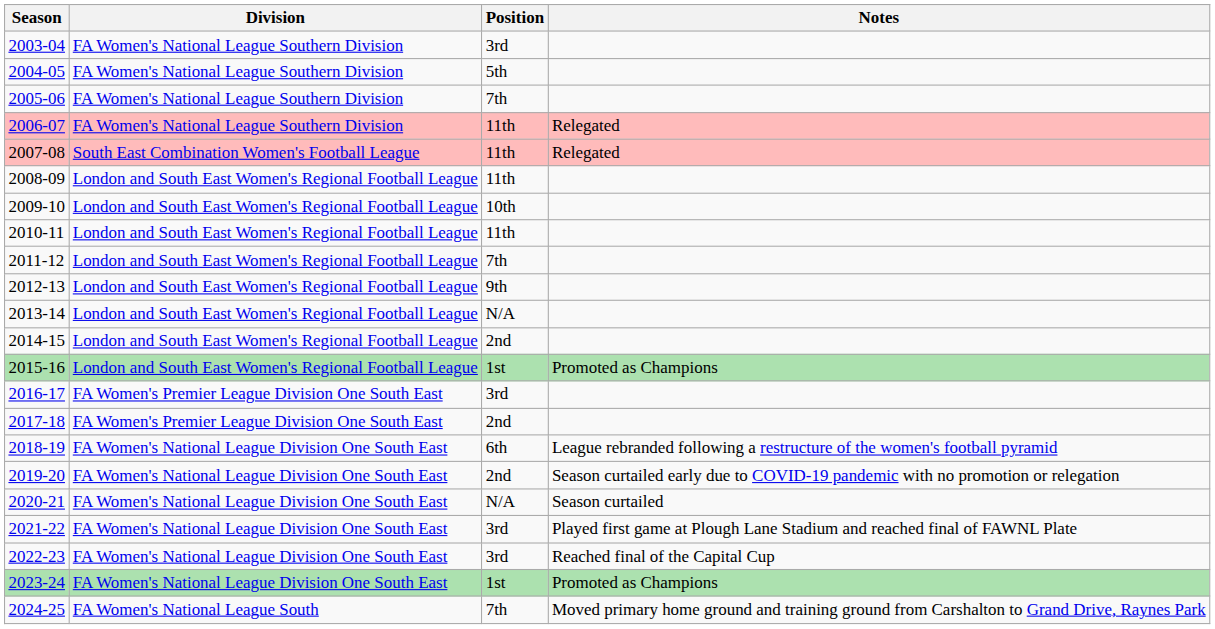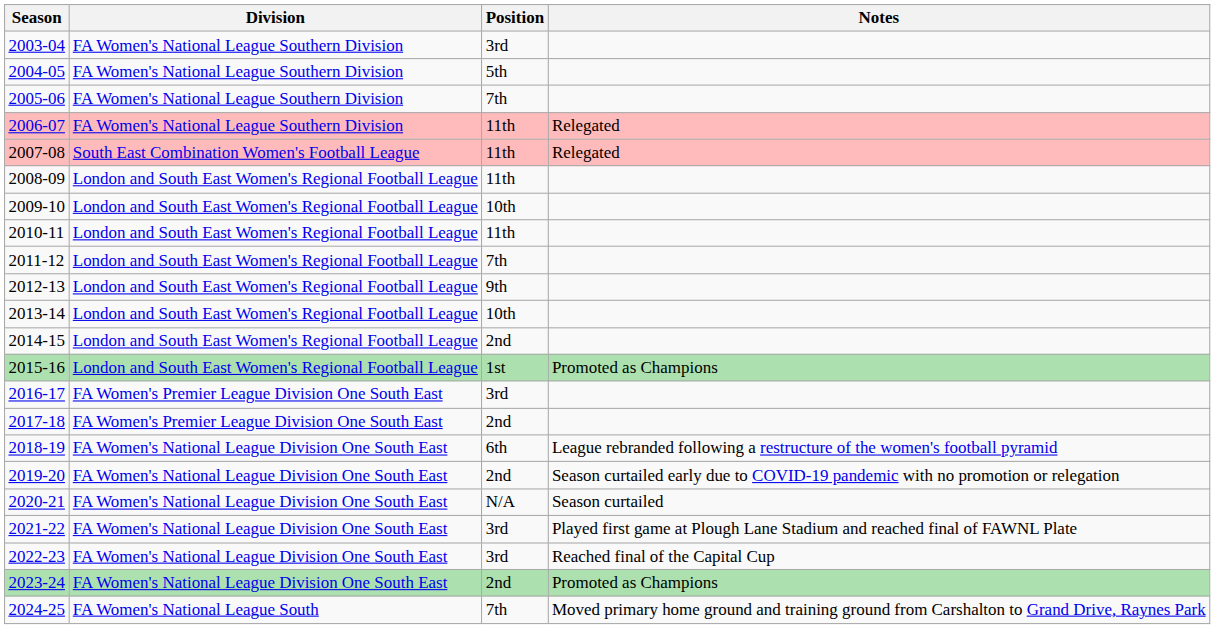(500, 313) N/A -> (501, 313) 10th
(496, 582) 1st -> (498, 582) 2nd
